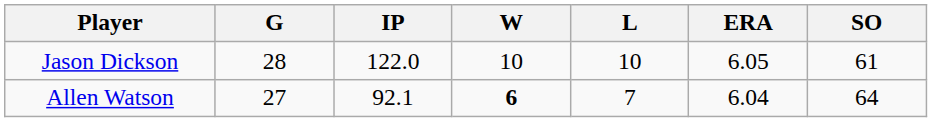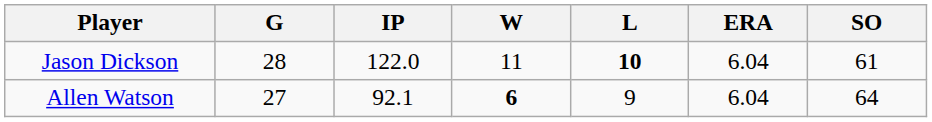(511, 60) 10 -> (511, 60) 11
(630, 60) normal -> (630, 60) bold
(748, 60) 6.05 -> (748, 60) 6.04
(630, 97) 7 -> (630, 97) 9
